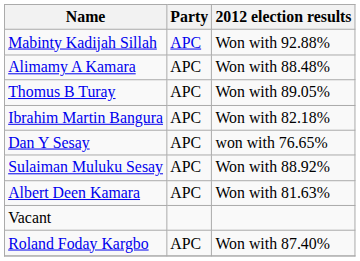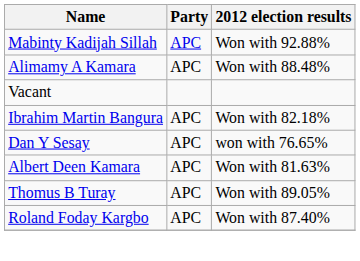rows swapped: (30, 218) <-> (62, 92)
- row: (86, 167)
